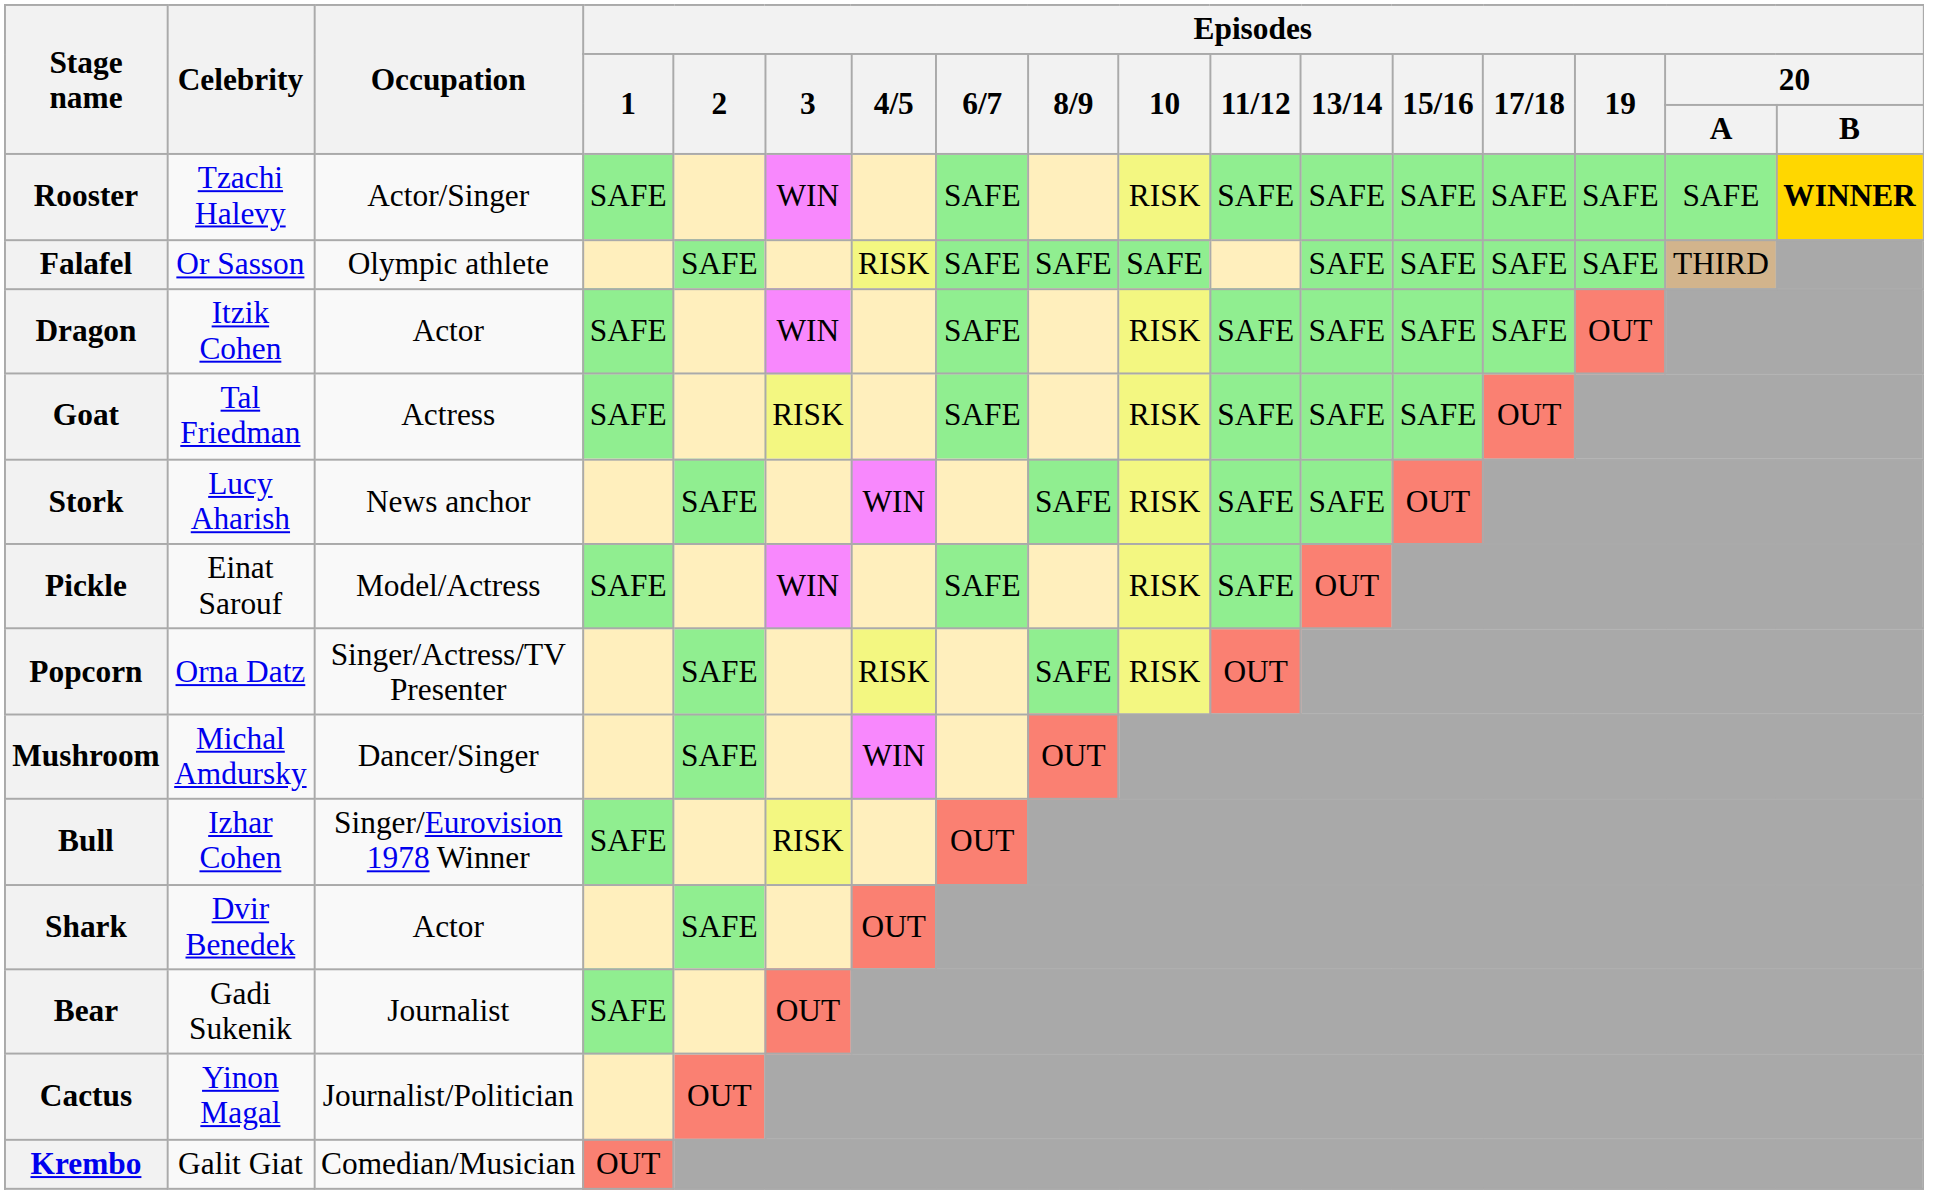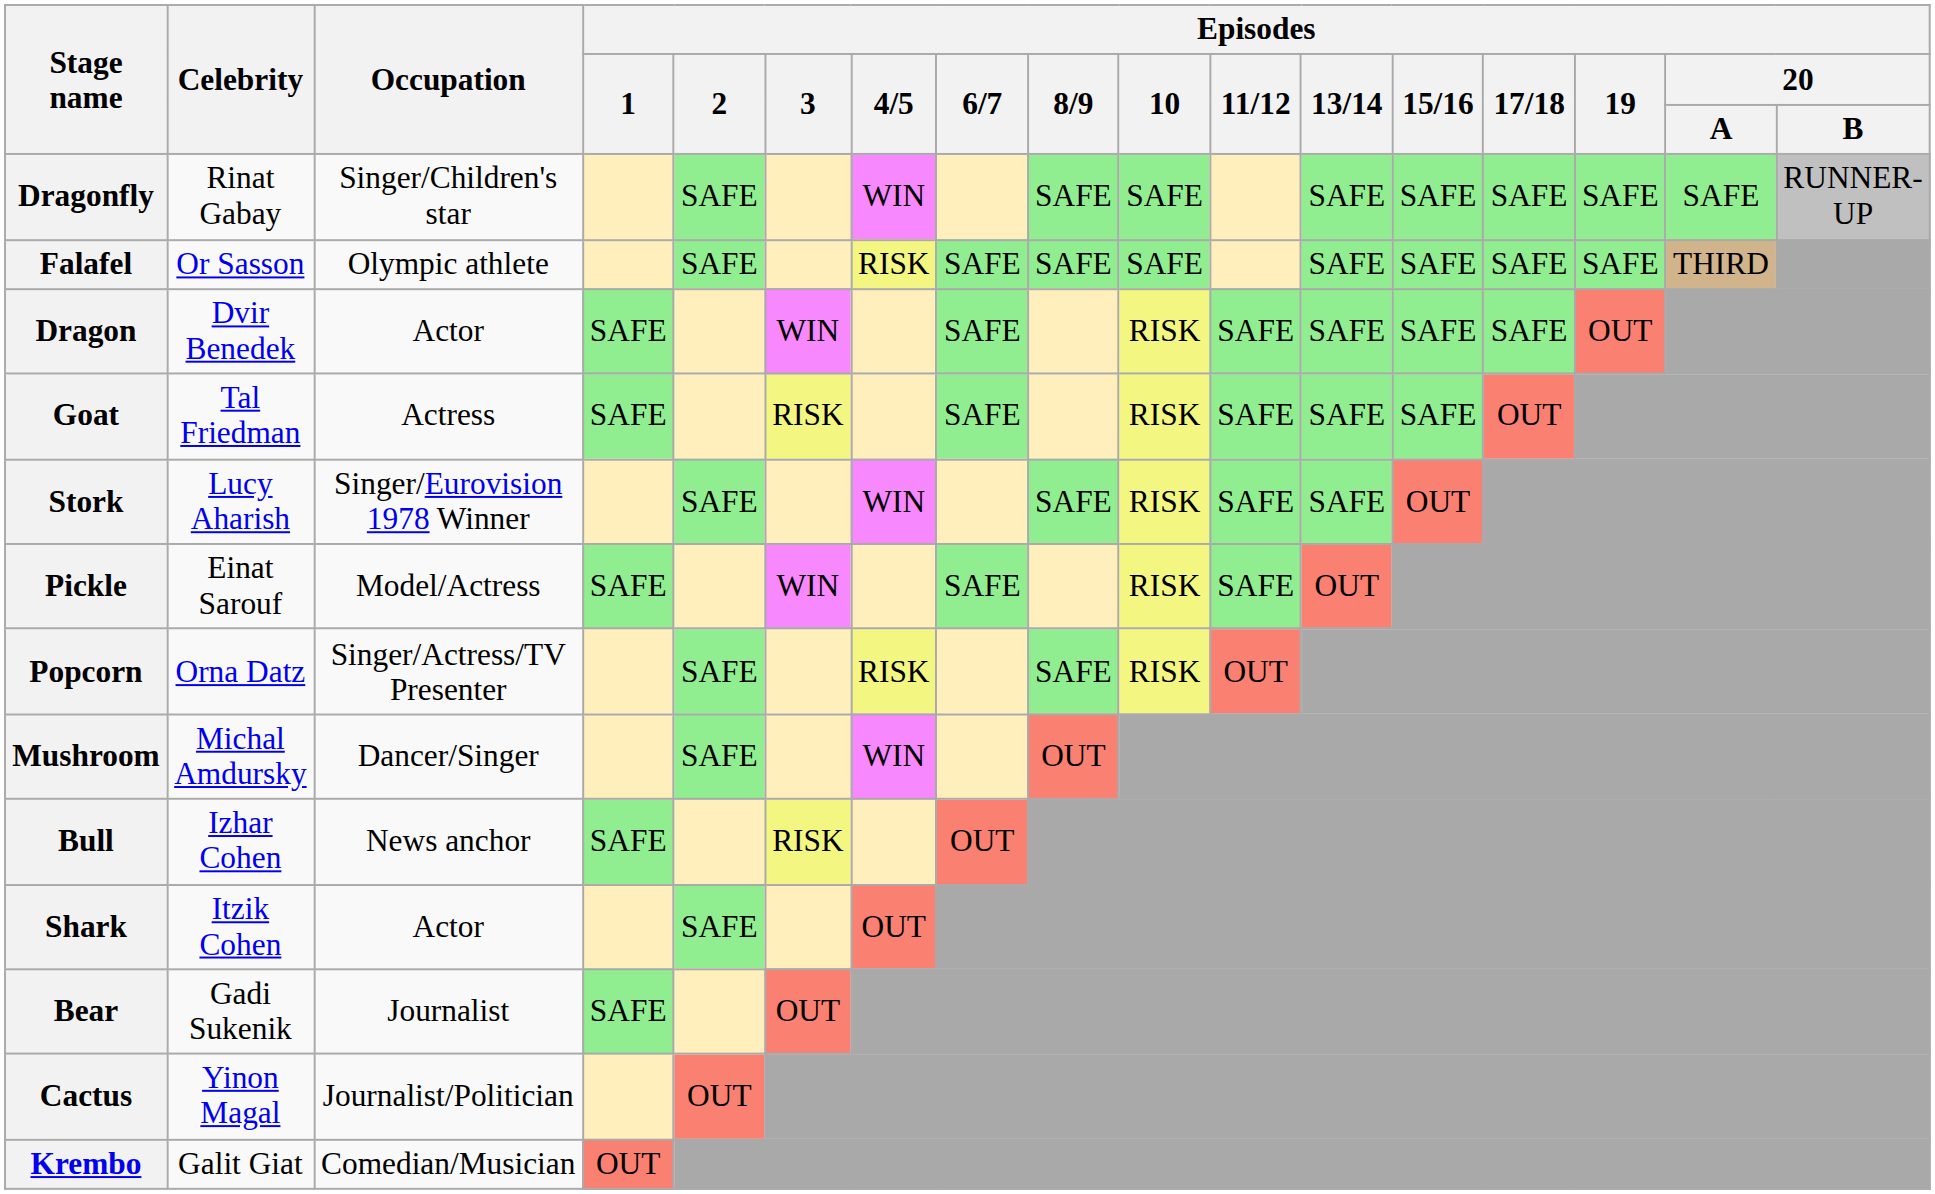- row: (86, 196)
+ row: (86, 196)
(240, 330) Itzik Cohen -> (240, 330) Dvir Benedek
(448, 500) News anchor -> (448, 500) Singer/Eurovision 1978 Winner
(448, 841) Singer/Eurovision 1978 Winner -> (448, 841) News anchor
(240, 926) Dvir Benedek -> (240, 926) Itzik Cohen
